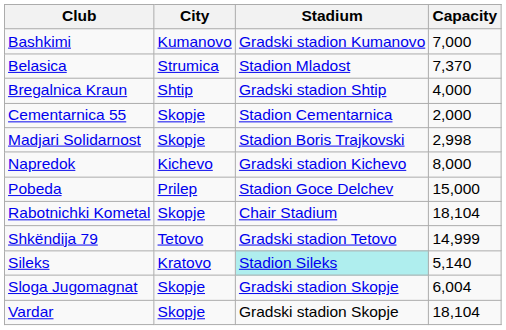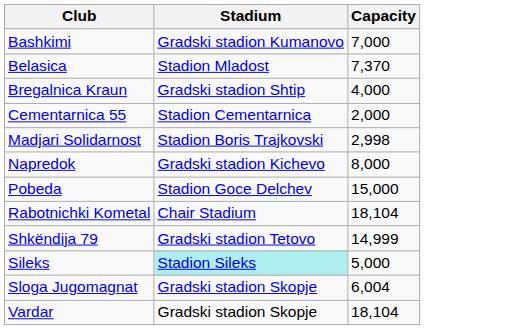- column: (195, 16)
(452, 262) 5,140 -> (370, 262) 5,000
